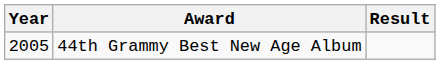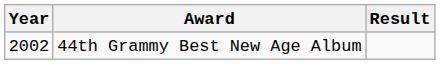(29, 46) 2005 -> (29, 46) 2002
